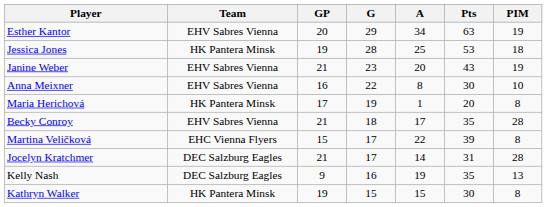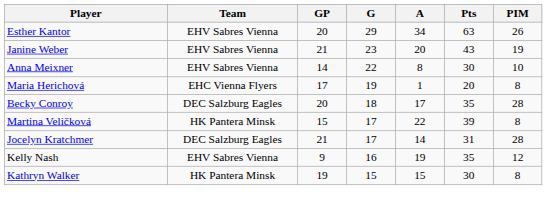(518, 31) 19 -> (518, 31) 26
- row: (37, 49)
(322, 85) 16 -> (322, 67) 14
(232, 103) HK Pantera Minsk -> (232, 85) EHC Vienna Flyers
(232, 121) EHV Sabres Vienna -> (232, 103) DEC Salzburg Eagles
(322, 121) 21 -> (322, 103) 20
(232, 139) EHC Vienna Flyers -> (232, 121) HK Pantera Minsk
(232, 175) DEC Salzburg Eagles -> (232, 157) EHV Sabres Vienna
(518, 175) 13 -> (518, 157) 12
